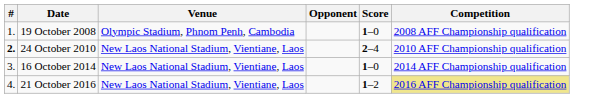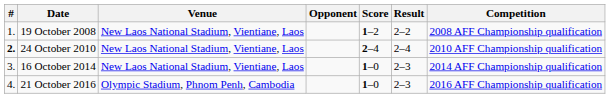+ column: (409, 13)
(198, 31) Olympic Stadium, Phnom Penh, Cambodia -> (202, 31) New Laos National Stadium, Vientiane, Laos
(370, 31) 1–0 -> (370, 31) 1–2
(202, 84) New Laos National Stadium, Vientiane, Laos -> (198, 84) Olympic Stadium, Phnom Penh, Cambodia
(370, 84) 1–2 -> (370, 84) 1–0
(480, 84) khaki background -> (516, 84) no background
